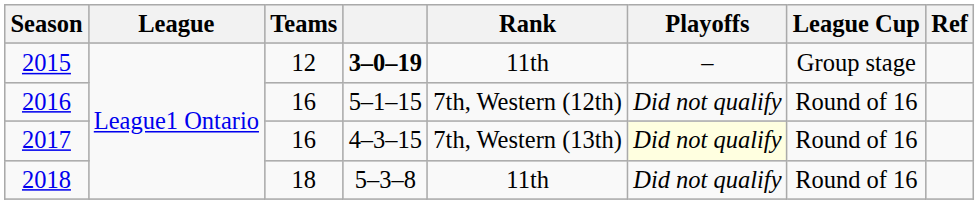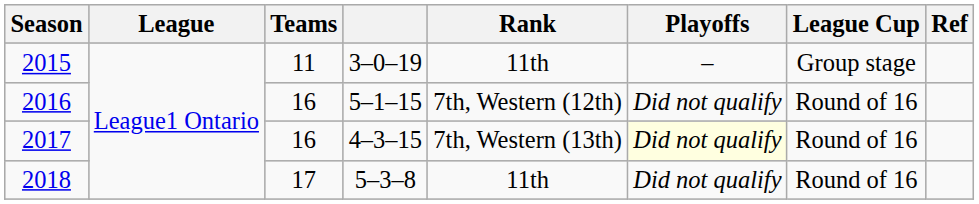(304, 62) 12 -> (304, 62) 11
(385, 62) bold -> (385, 62) normal
(304, 179) 18 -> (304, 179) 17
